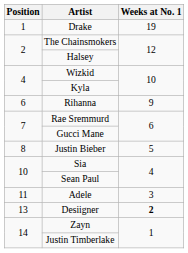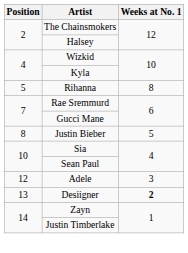- row: (80, 27)
(23, 103) 6 -> (23, 88) 5
(151, 103) 9 -> (151, 88) 8
(23, 194) 11 -> (23, 179) 12
